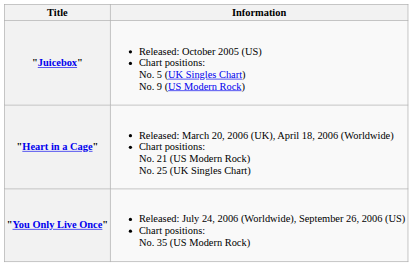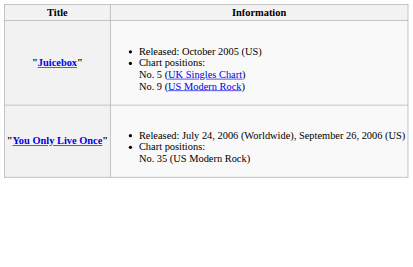- row: (57, 147)
